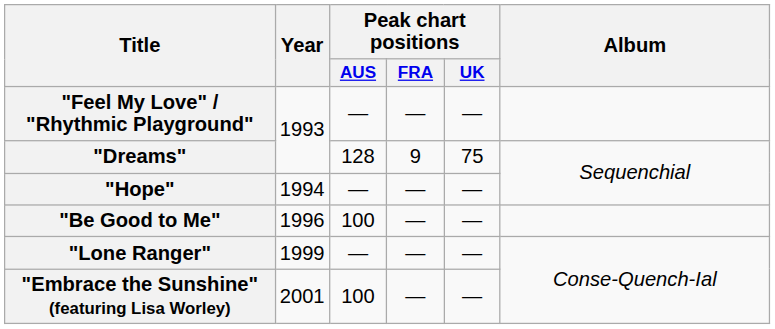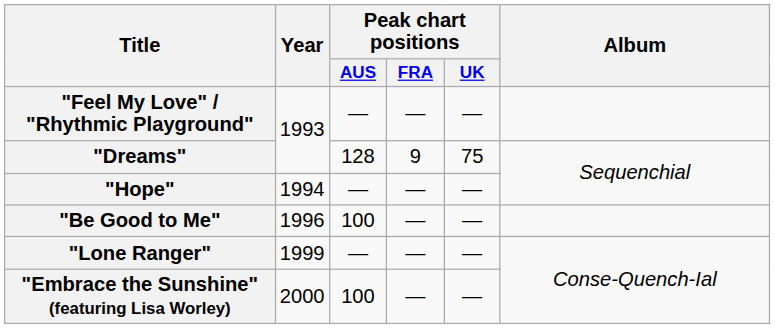(302, 296) 2001 -> (302, 296) 2000
